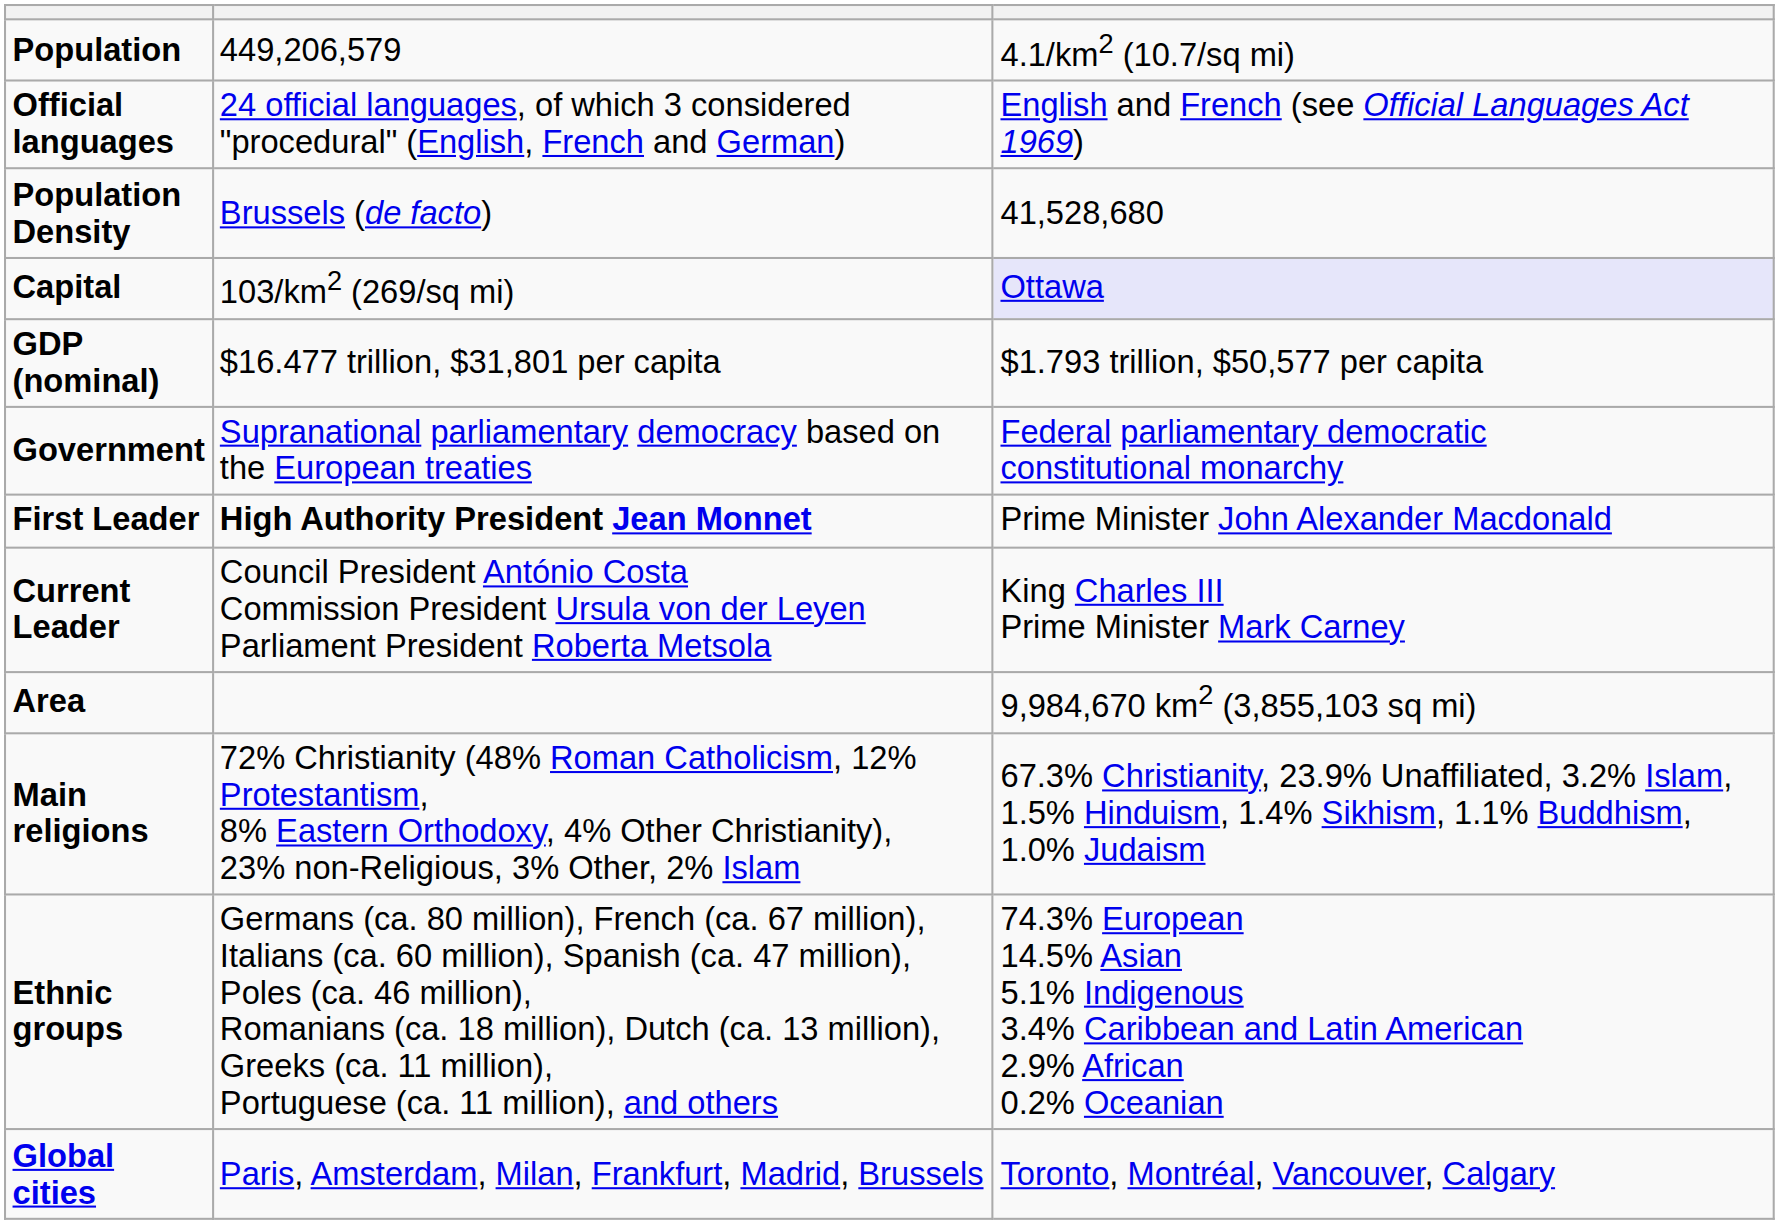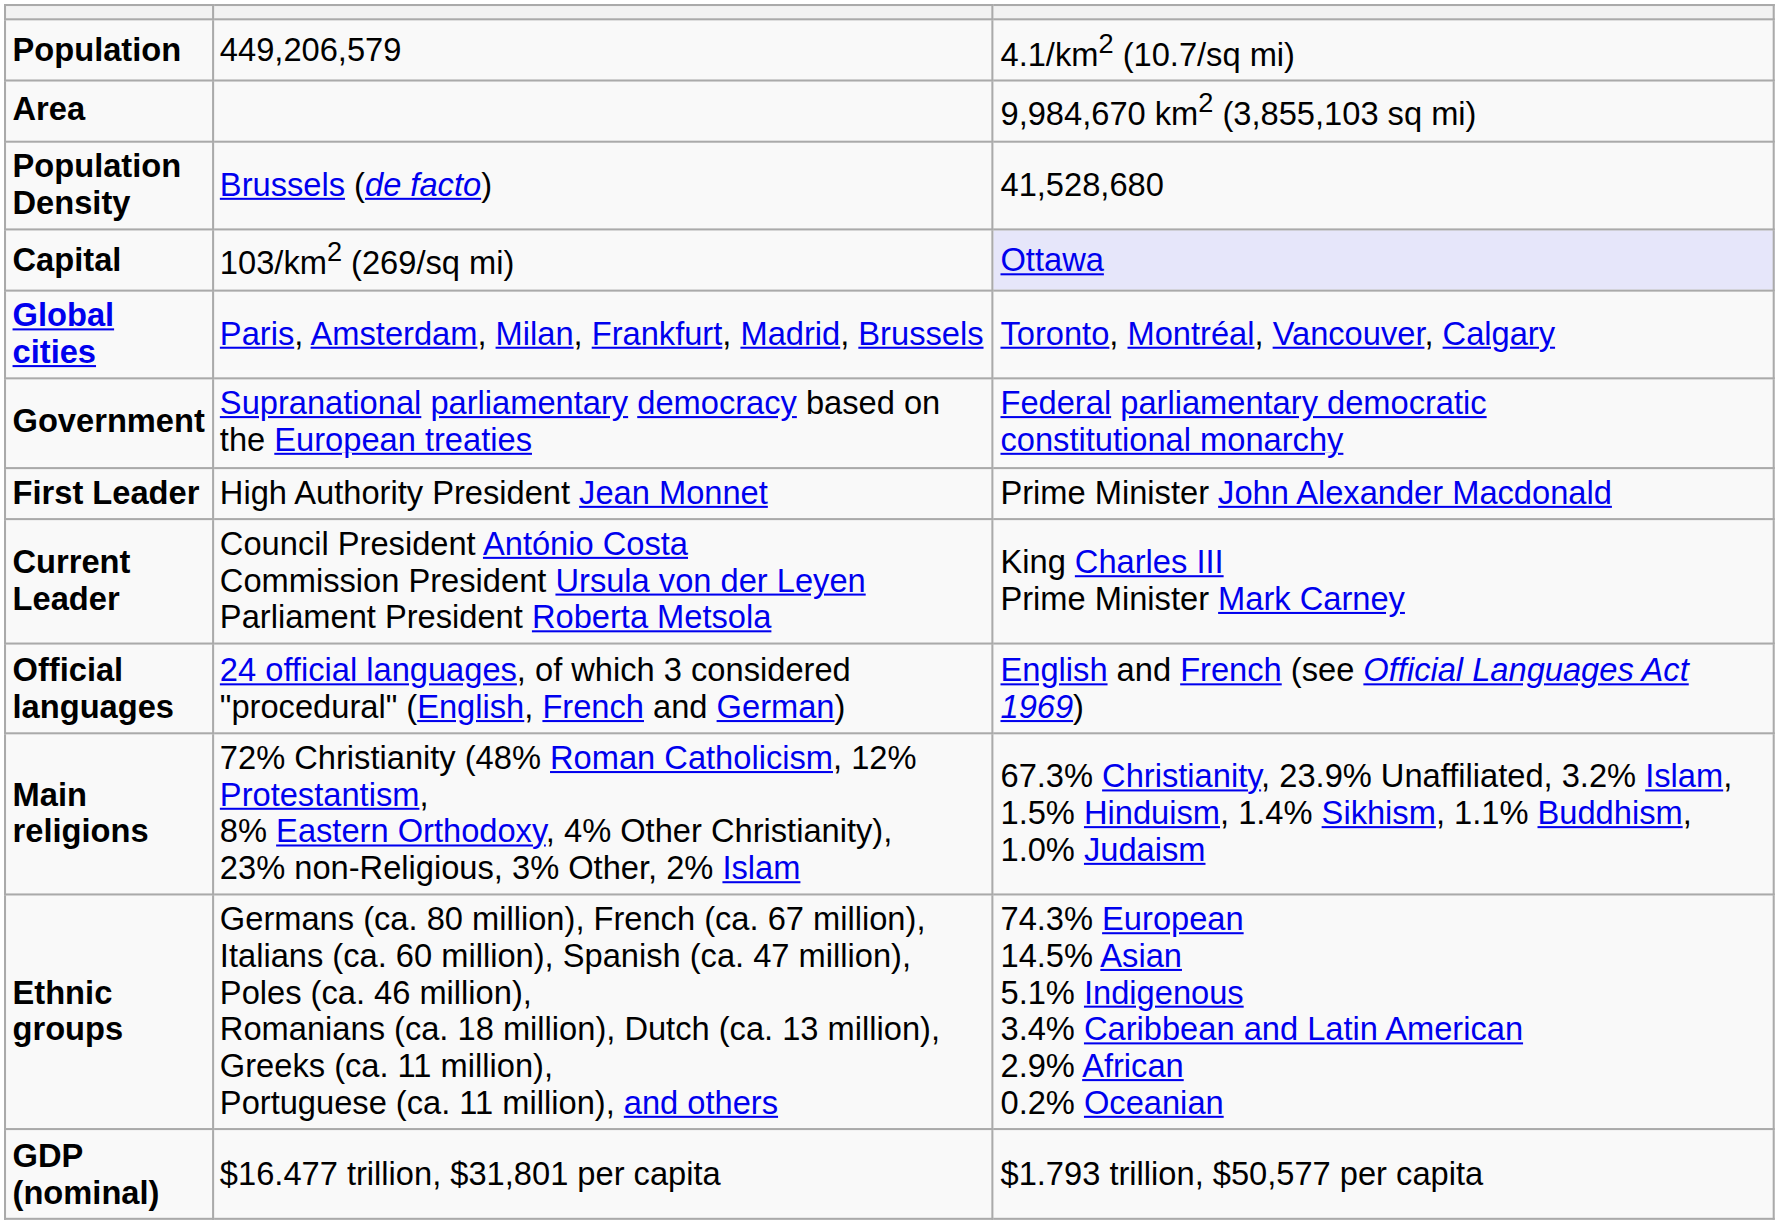rows swapped: (49, 701) <-> (93, 124)
rows swapped: (63, 1173) <-> (86, 361)
(516, 520) bold -> (494, 492) normal
